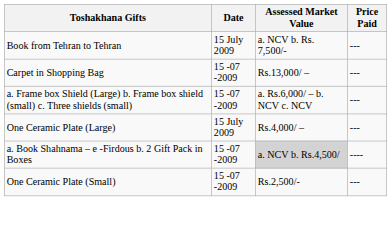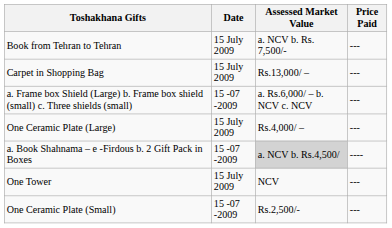(227, 72) 15 -07 -2009 -> (229, 72) 15 July 2009
+ row: (29, 182)
